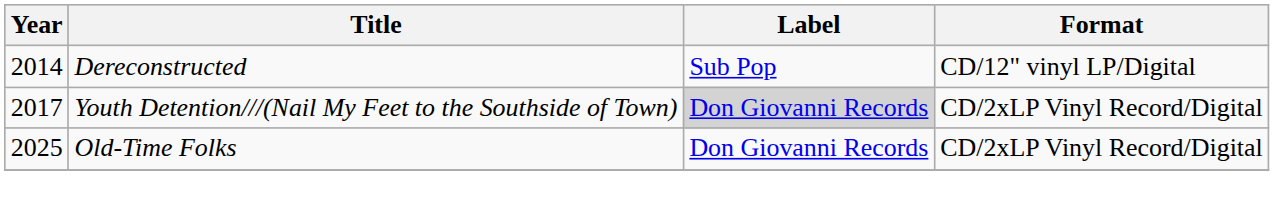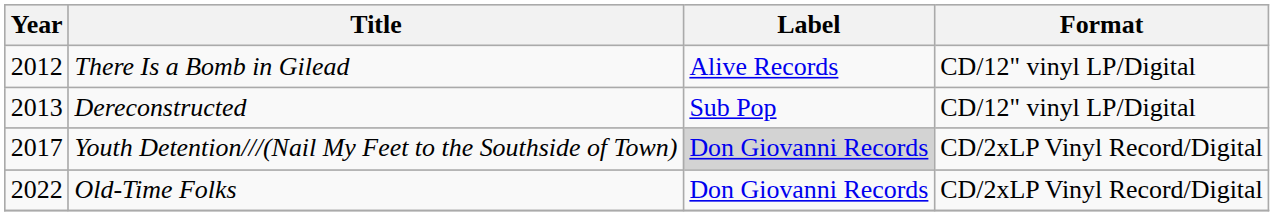+ row: (212, 66)
(37, 66) 2014 -> (37, 107) 2013
(37, 148) 2025 -> (37, 189) 2022
